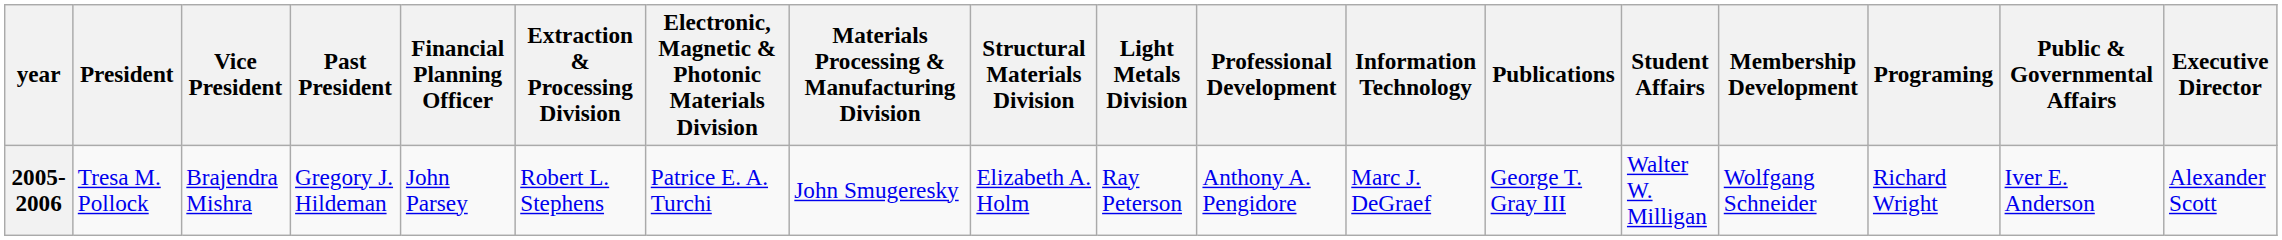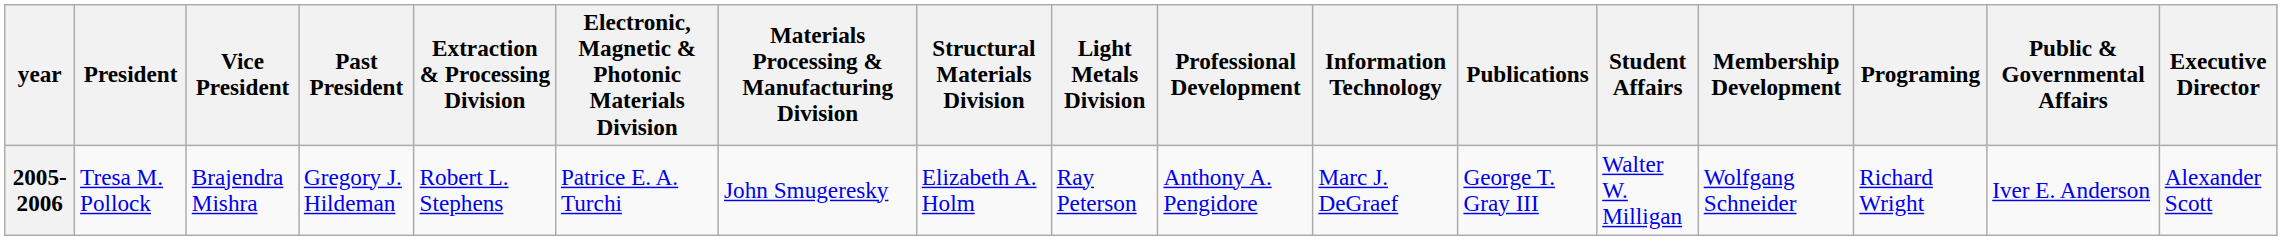- column: (458, 75)
